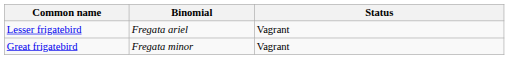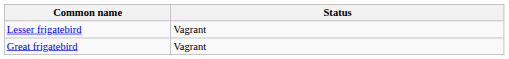- column: (192, 12)
